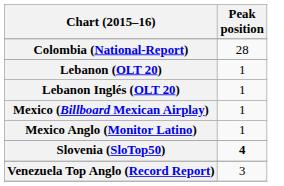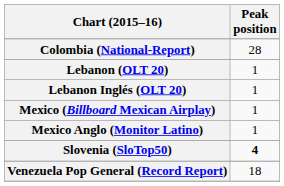+ row: (117, 171)
- row: (111, 171)
